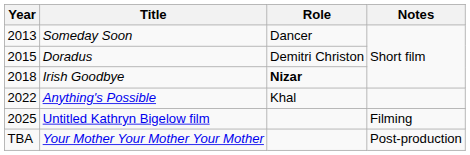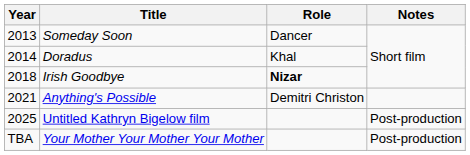(22, 56) 2015 -> (22, 56) 2014
(317, 56) Demitri Christon -> (283, 56) Khal
(22, 98) 2022 -> (22, 98) 2021
(283, 98) Khal -> (317, 98) Demitri Christon
(391, 118) Filming -> (416, 118) Post-production
